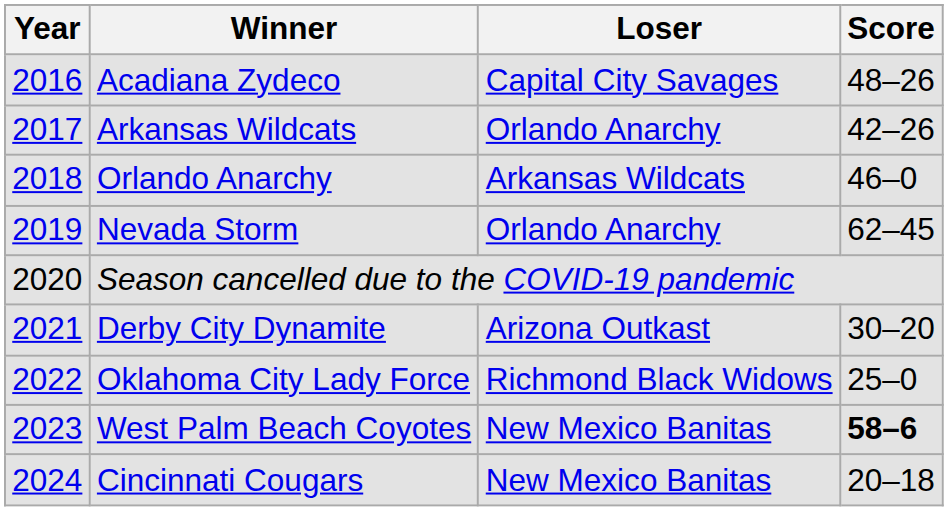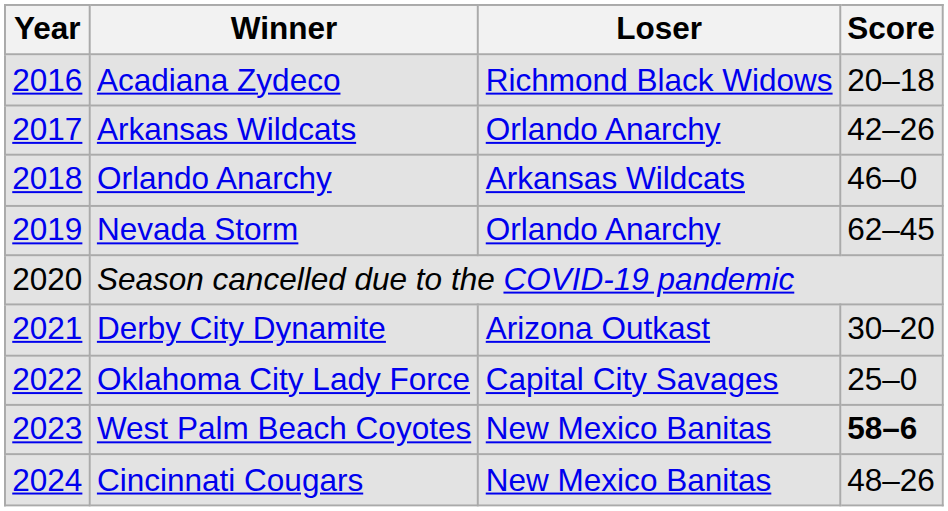(632, 79) Capital City Savages -> (659, 79) Richmond Black Widows
(891, 79) 48–26 -> (891, 79) 20–18
(659, 379) Richmond Black Widows -> (632, 379) Capital City Savages
(891, 479) 20–18 -> (891, 479) 48–26
